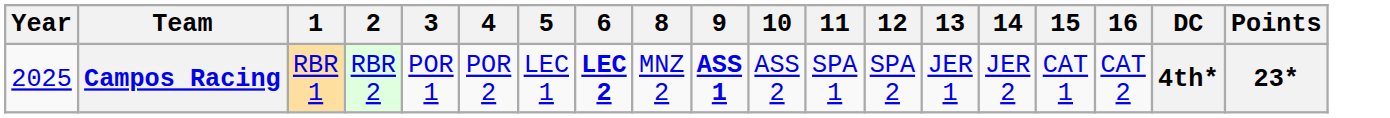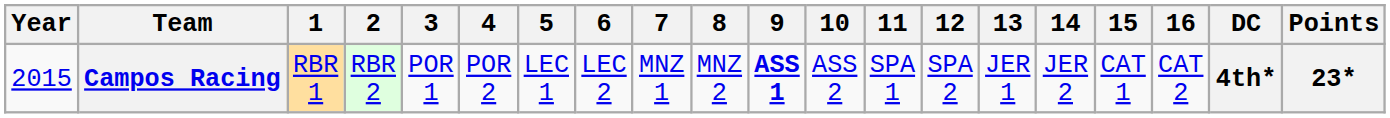+ column: (662, 25)
(42, 78) 2025 -> (42, 78) 2015
(604, 78) bold -> (604, 78) normal
